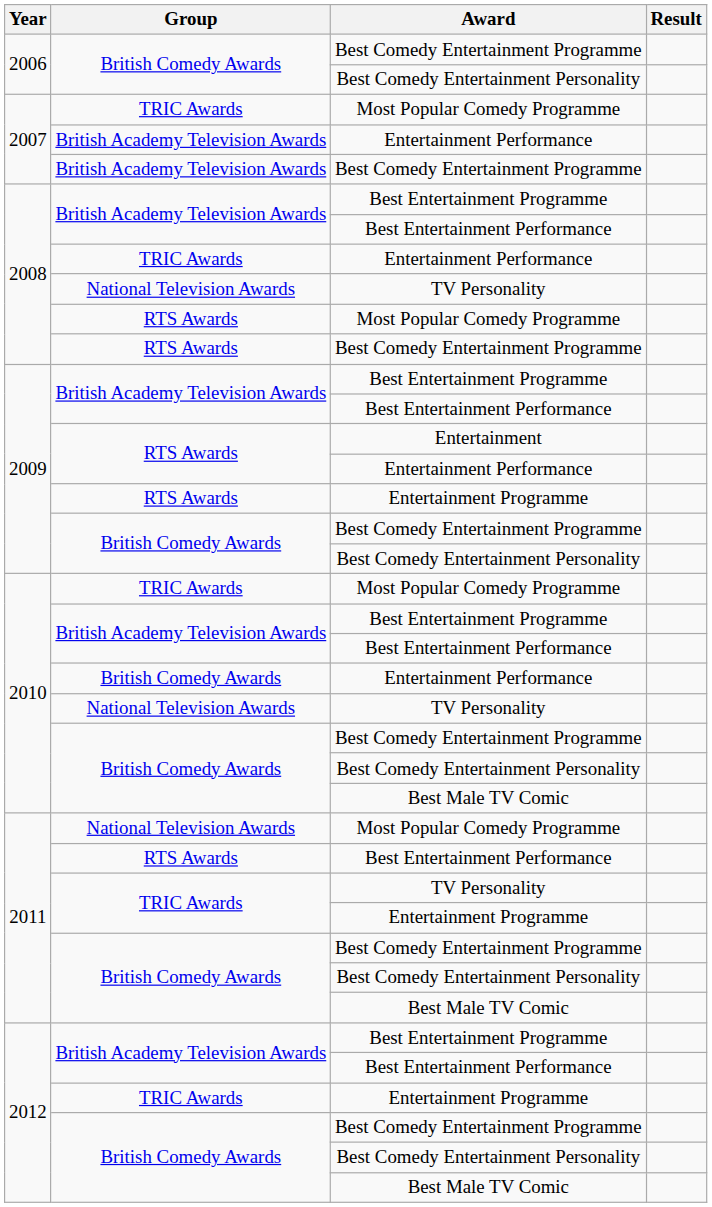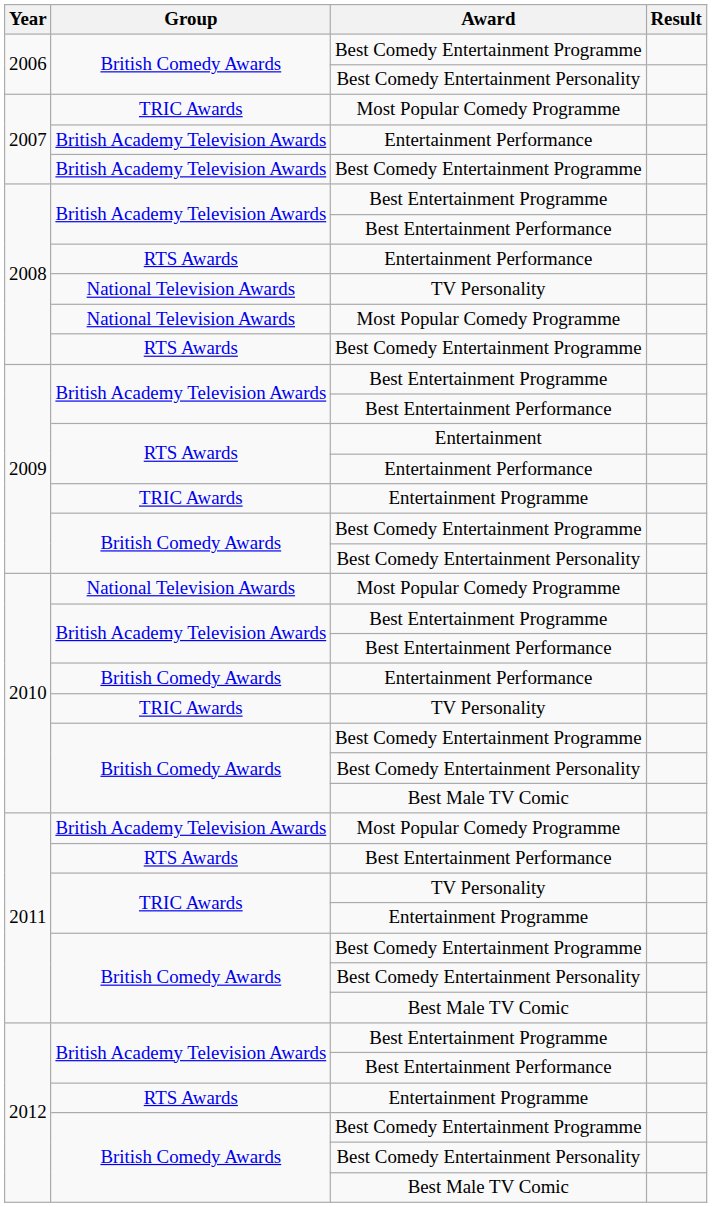(191, 259) TRIC Awards -> (191, 259) RTS Awards
(191, 318) RTS Awards -> (191, 318) National Television Awards
(191, 498) RTS Awards -> (191, 498) TRIC Awards
(191, 588) TRIC Awards -> (191, 588) National Television Awards
(191, 708) National Television Awards -> (191, 708) TRIC Awards
(191, 827) National Television Awards -> (191, 827) British Academy Television Awards
(191, 1097) TRIC Awards -> (191, 1097) RTS Awards
